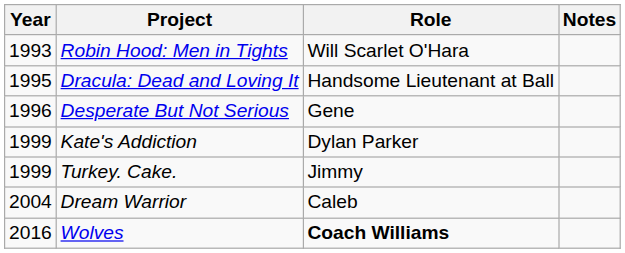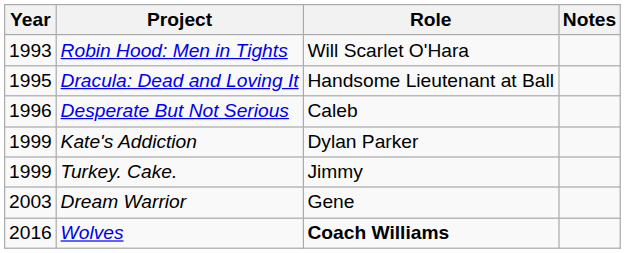(331, 111) Gene -> (333, 111) Caleb
(30, 202) 2004 -> (30, 202) 2003
(333, 202) Caleb -> (331, 202) Gene
